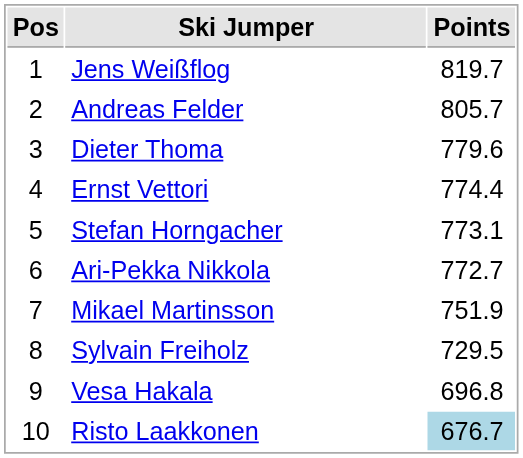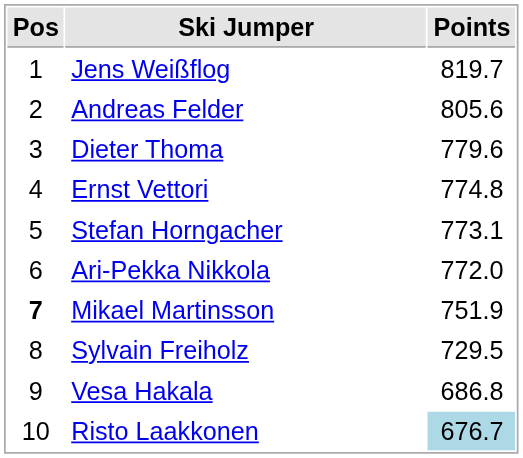(472, 109) 805.7 -> (472, 109) 805.6
(472, 190) 774.4 -> (472, 190) 774.8
(472, 270) 772.7 -> (472, 270) 772.0
(36, 310) normal -> (36, 310) bold
(472, 391) 696.8 -> (472, 391) 686.8
